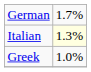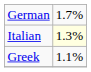(69, 56) 1.0% -> (69, 56) 1.1%
